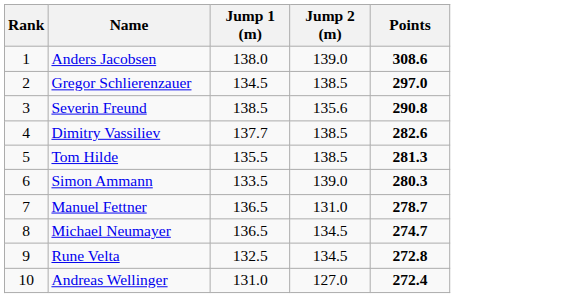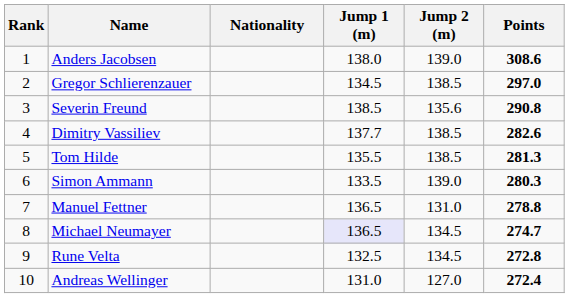+ column: (267, 25)
(410, 206) 278.7 -> (524, 206) 278.8
(250, 231) no background -> (364, 231) lavender background
